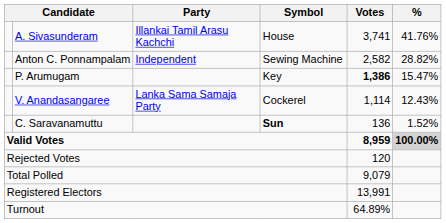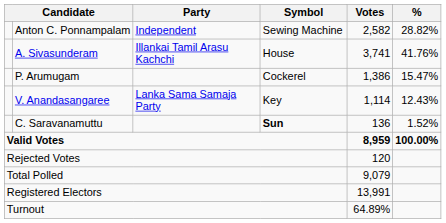rows swapped: (56, 36) <-> (73, 59)
(272, 77) Key -> (284, 77) Cockerel
(377, 77) bold -> (377, 77) normal
(284, 100) Cockerel -> (272, 100) Key
(417, 141) lightgrey background -> (417, 141) no background
